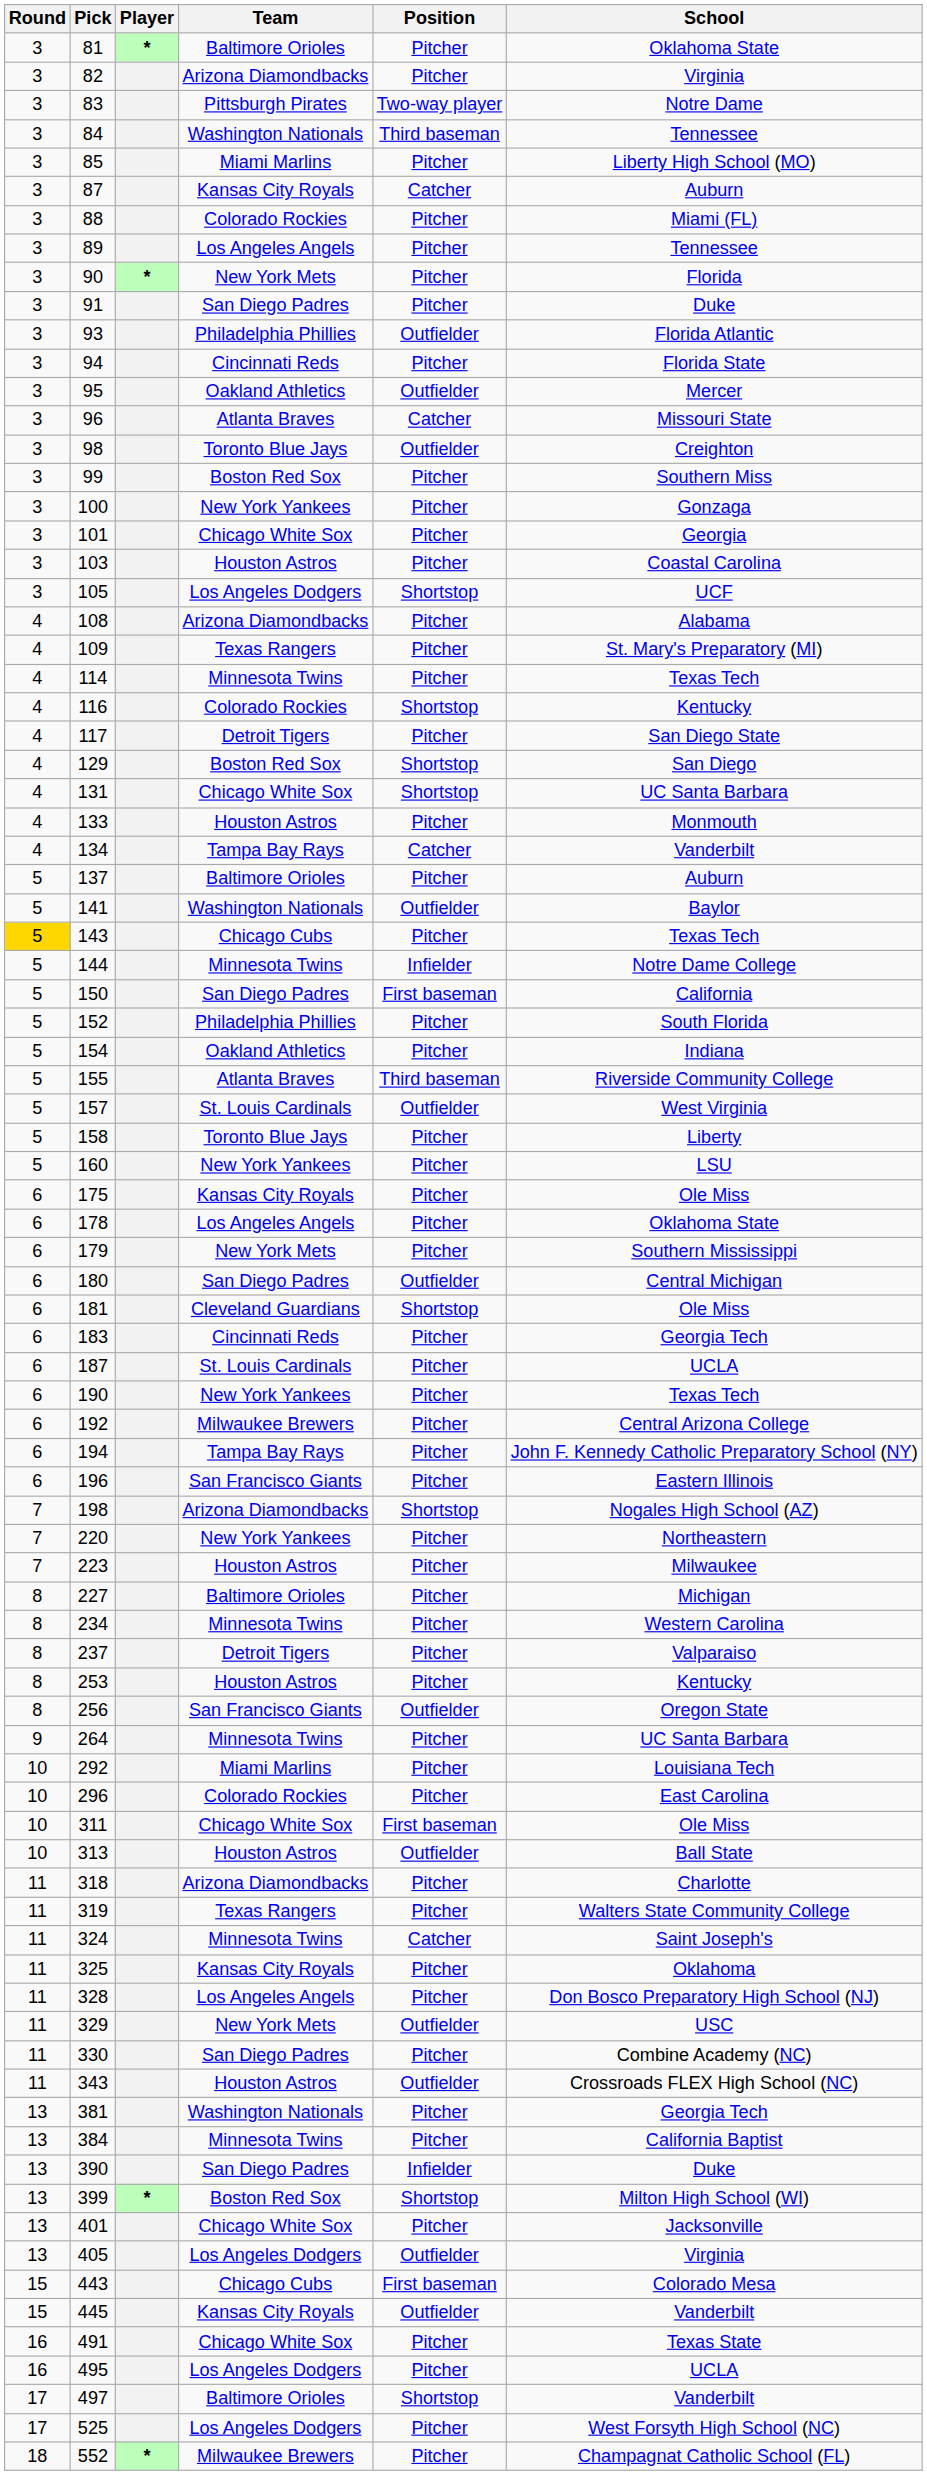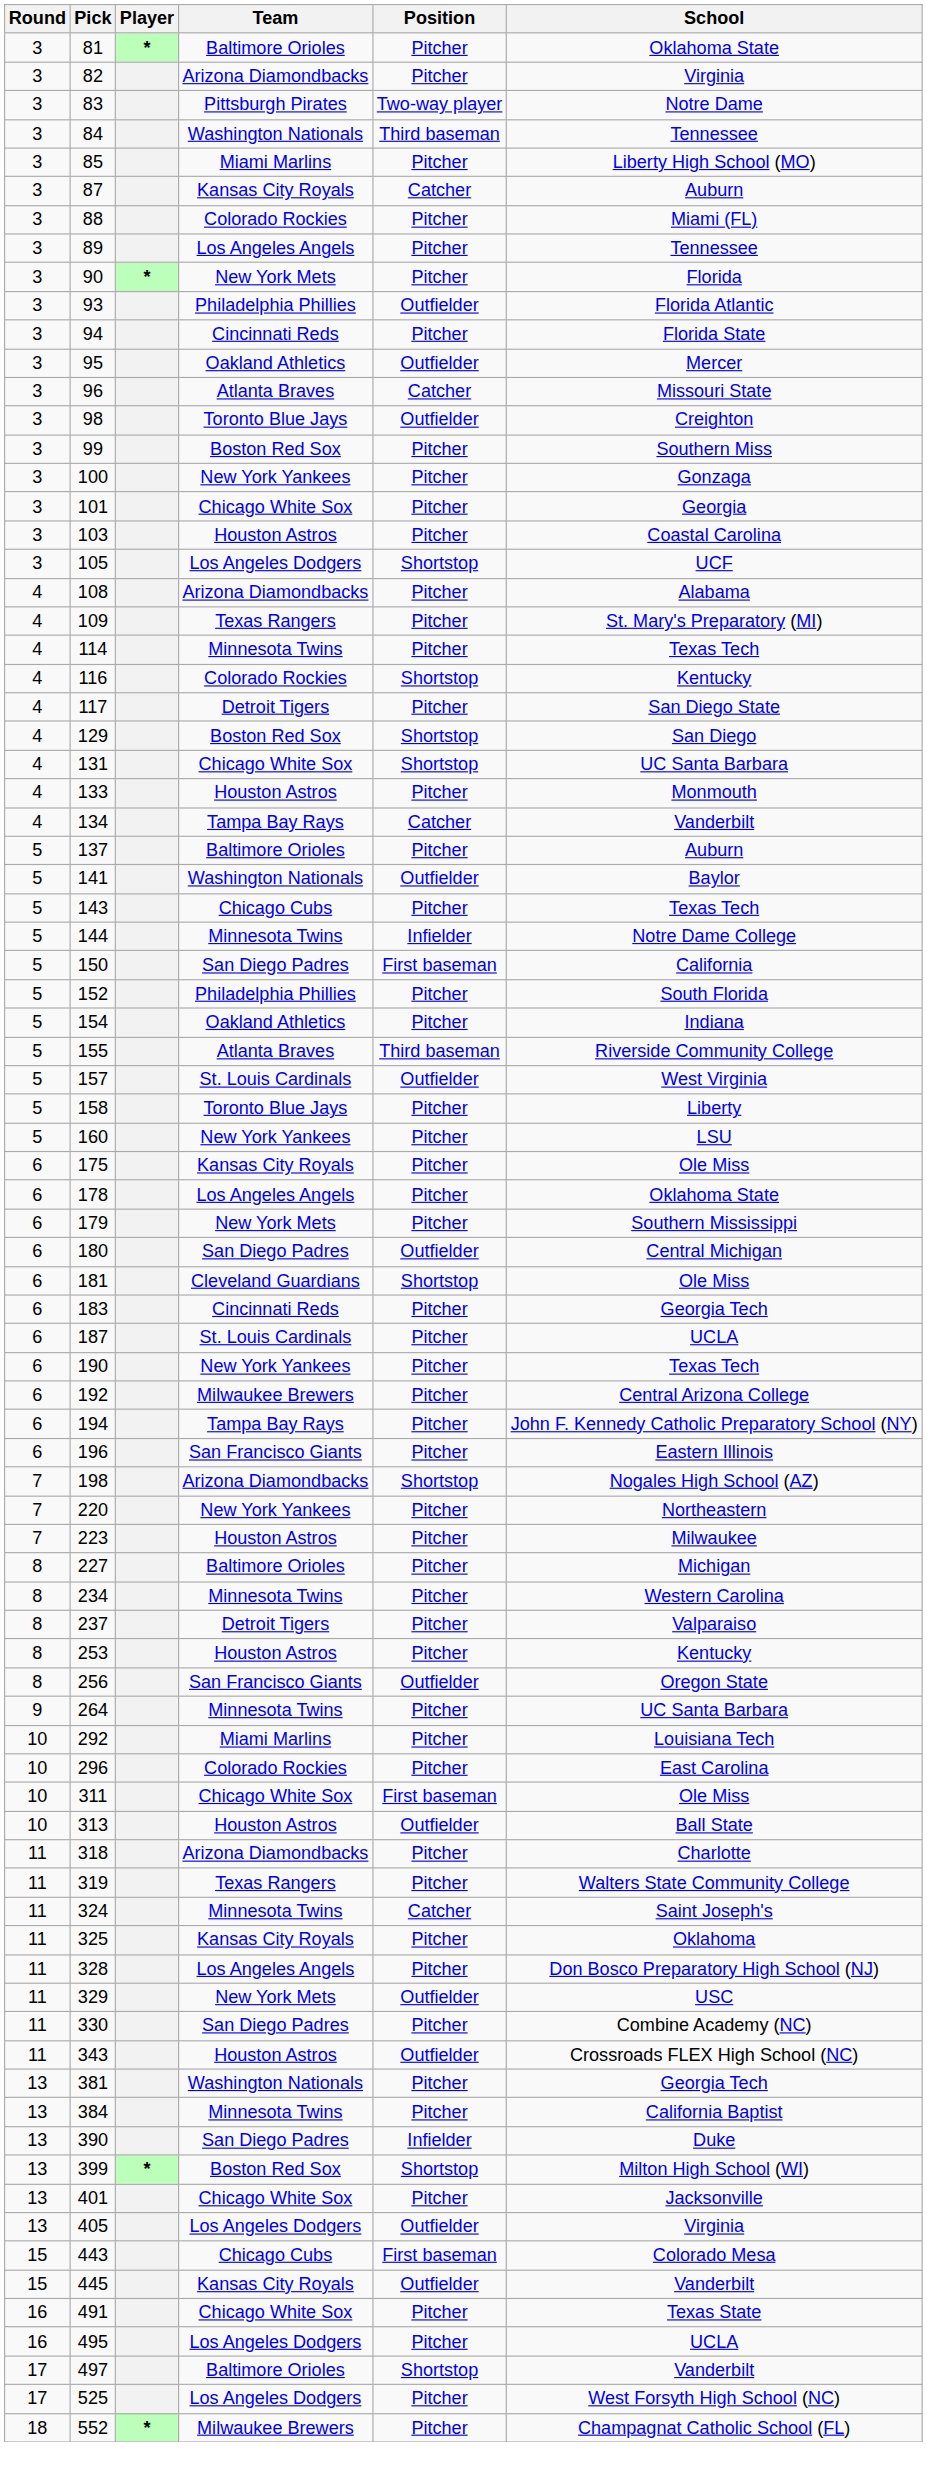- row: (93, 305)
(37, 936) gold background -> (37, 907) no background
